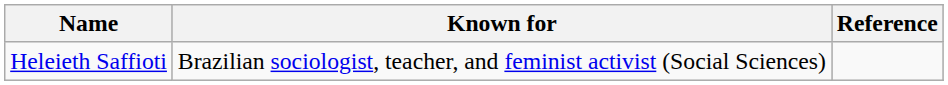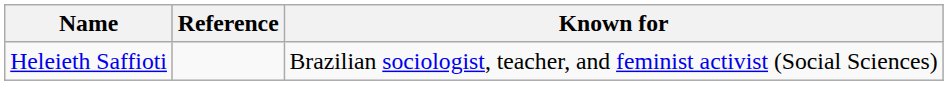columns swapped: (502, 23) <-> (887, 23)
